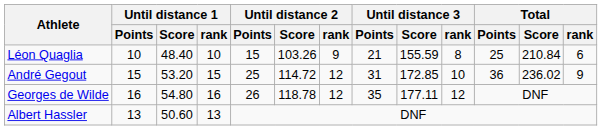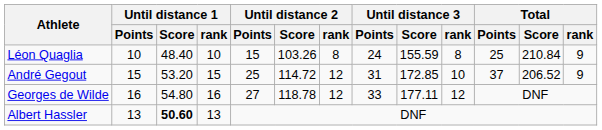(336, 55) 9 -> (336, 55) 8
(375, 55) 21 -> (375, 55) 24
(580, 55) 6 -> (580, 55) 9
(497, 75) 36 -> (497, 75) 37
(541, 75) 236.02 -> (541, 75) 206.52
(253, 95) 26 -> (253, 95) 27
(375, 95) 35 -> (375, 95) 33
(177, 115) normal -> (177, 115) bold
